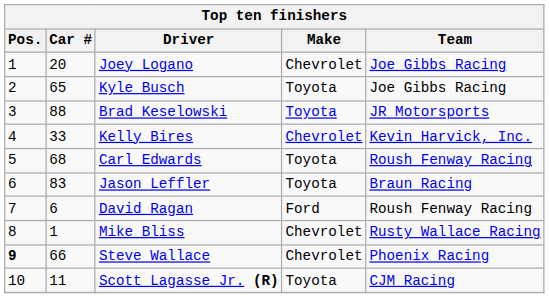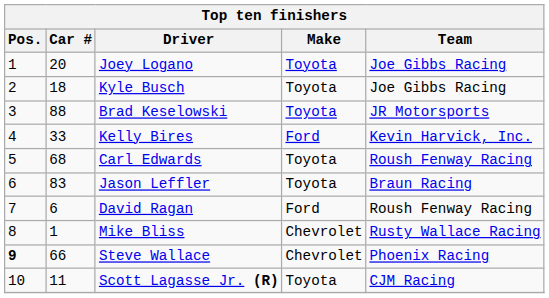(324, 64) Chevrolet -> (311, 64) Toyota
(58, 88) 65 -> (58, 88) 18
(324, 136) Chevrolet -> (303, 136) Ford
